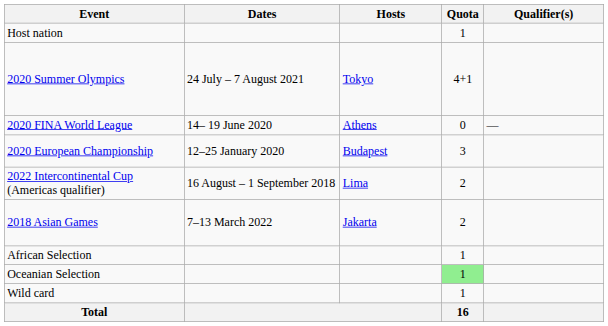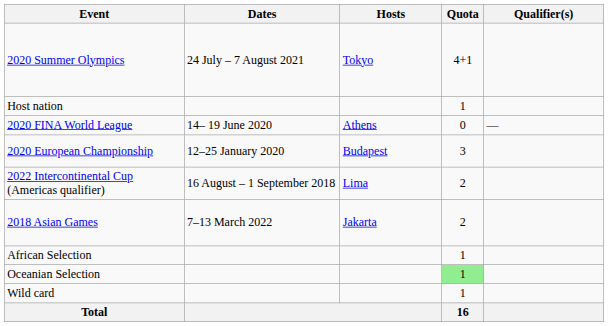rows swapped: (35, 33) <-> (66, 79)
